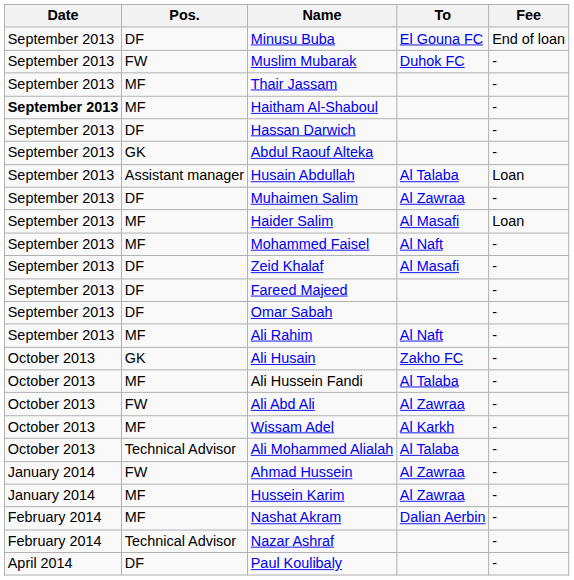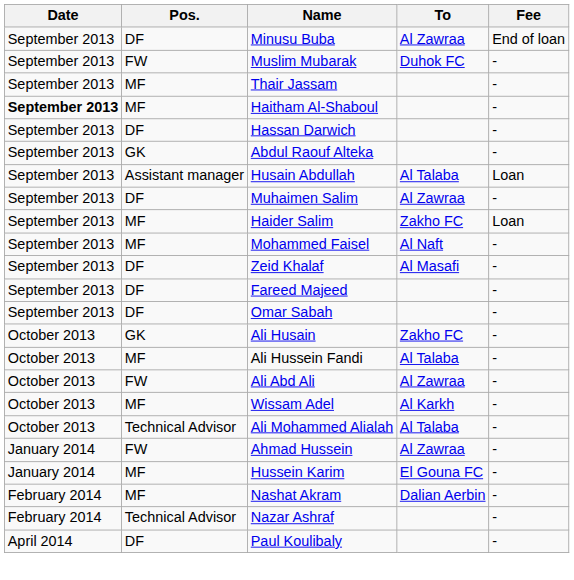(441, 38) El Gouna FC -> (432, 38) Al Zawraa
(429, 221) Al Masafi -> (431, 221) Zakho FC
- row: (282, 335)
(432, 495) Al Zawraa -> (441, 472) El Gouna FC
